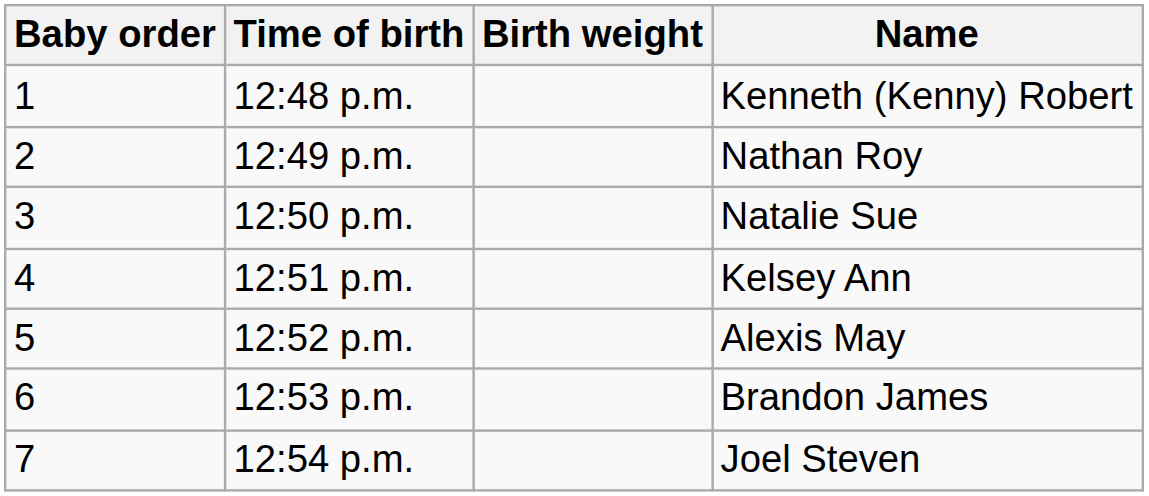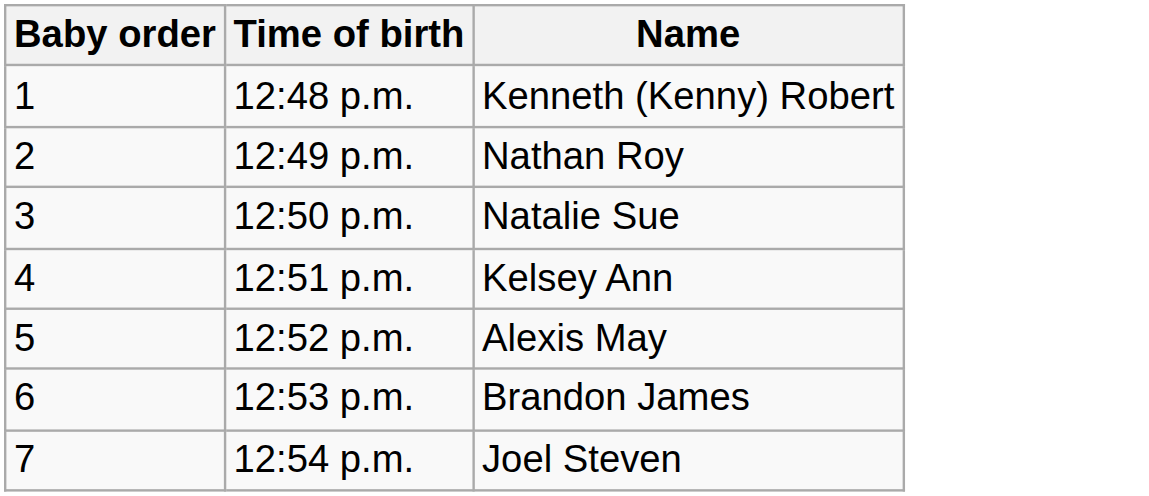- column: (592, 34)
